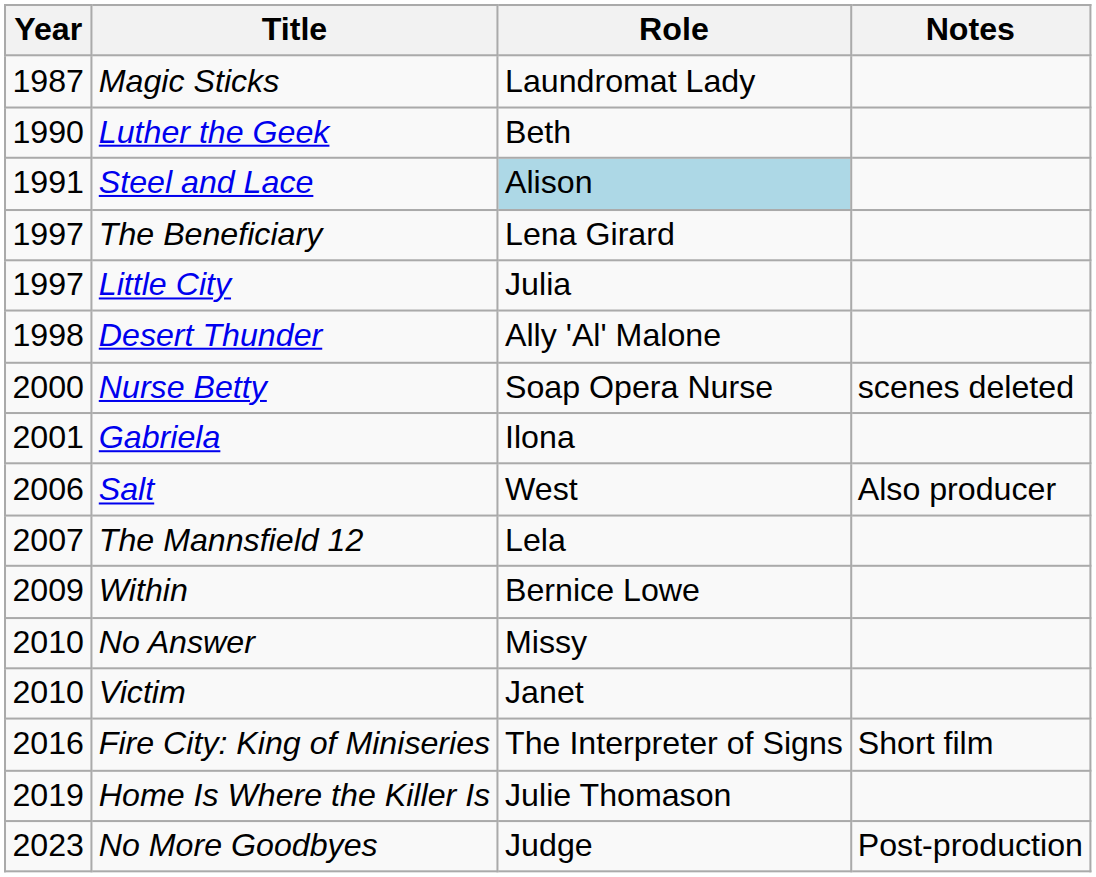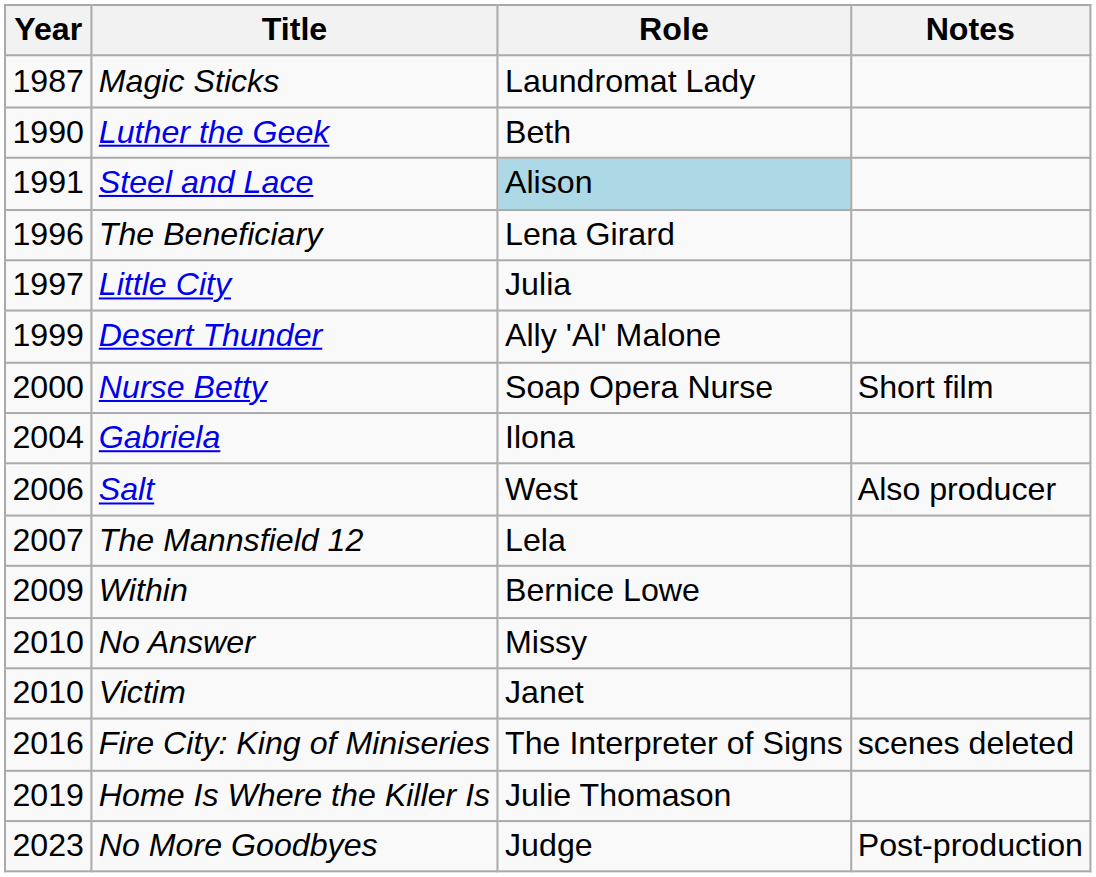(48, 234) 1997 -> (48, 234) 1996
(48, 336) 1998 -> (48, 336) 1999
(966, 387) scenes deleted -> (926, 387) Short film
(48, 438) 2001 -> (48, 438) 2004
(926, 744) Short film -> (966, 744) scenes deleted
